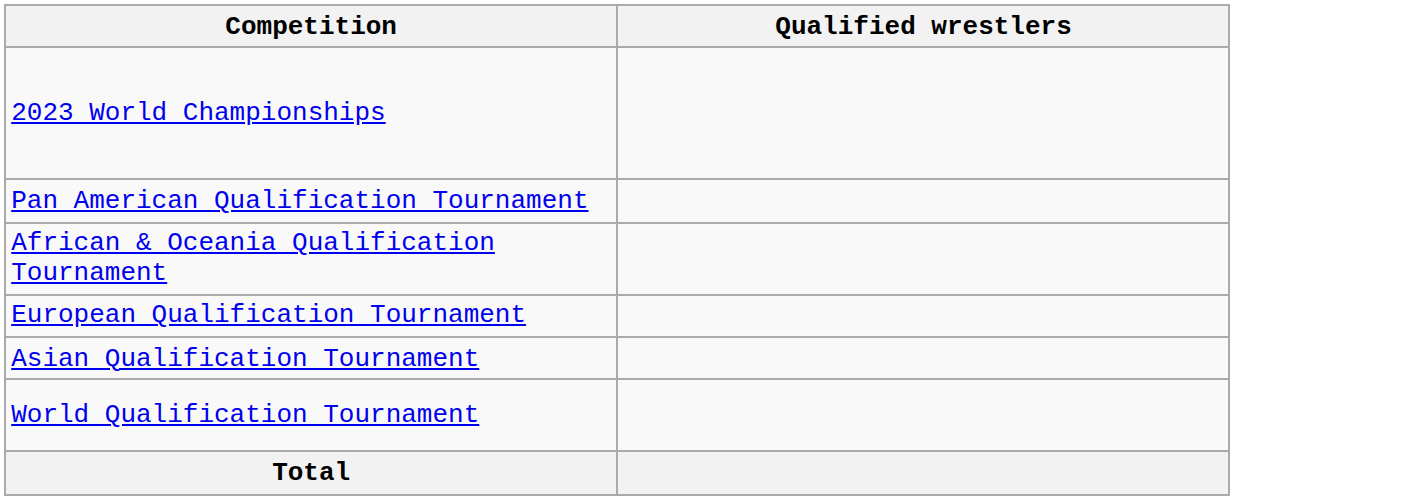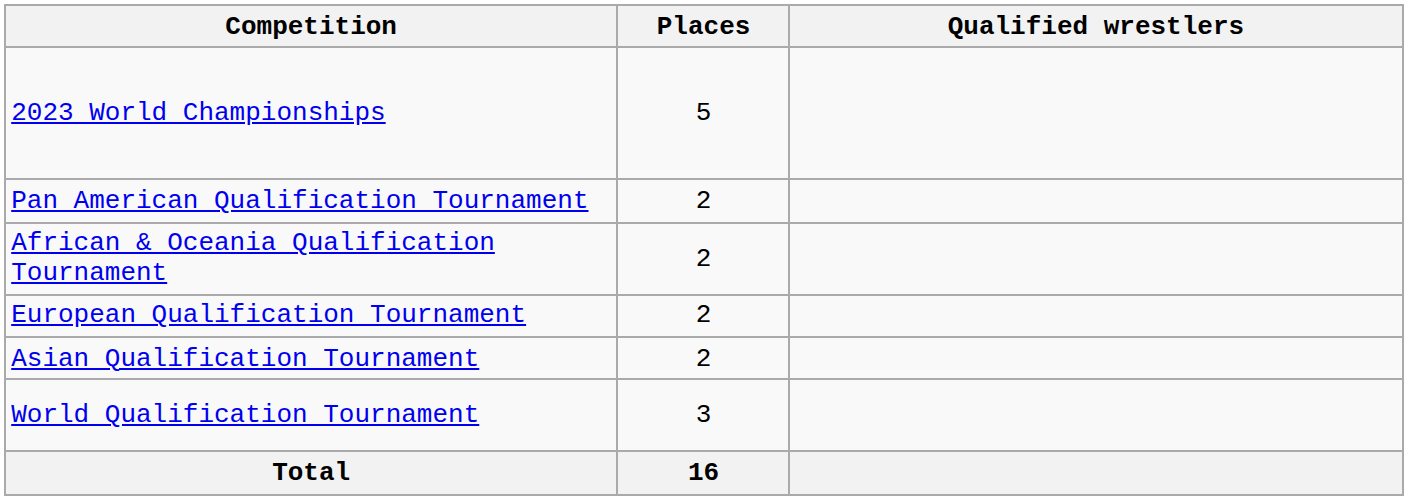+ column: (704, 26)
